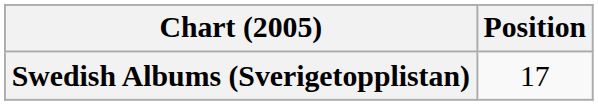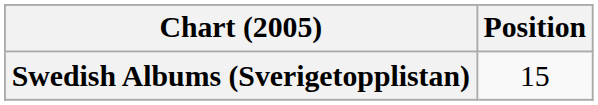(535, 75) 17 -> (535, 75) 15
